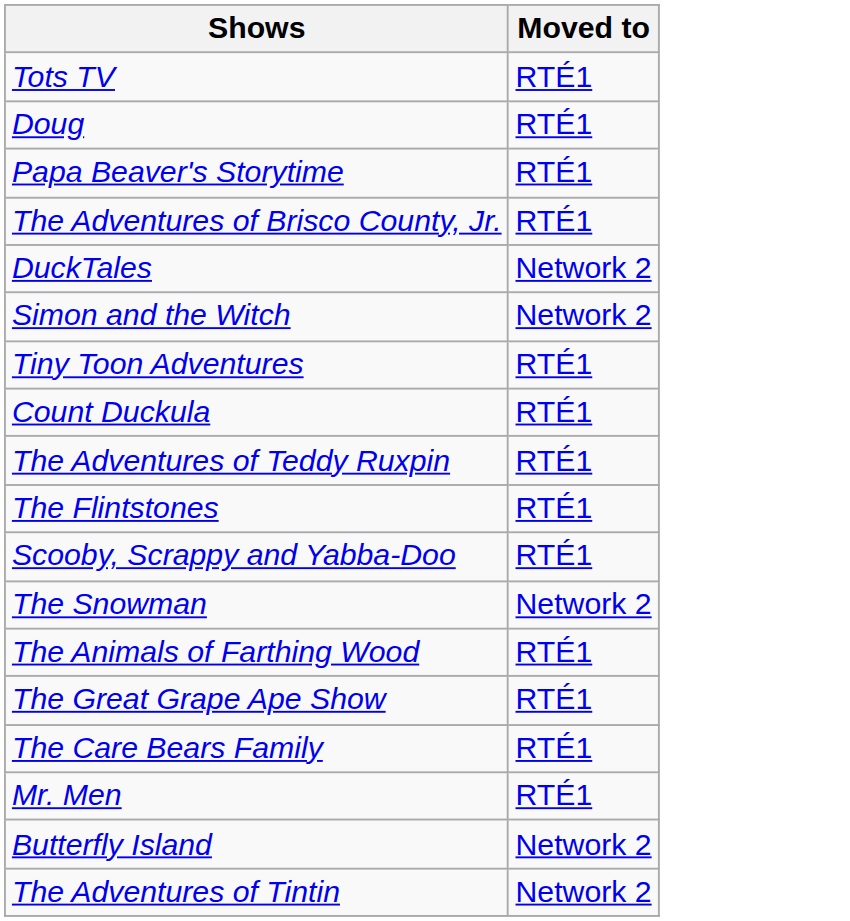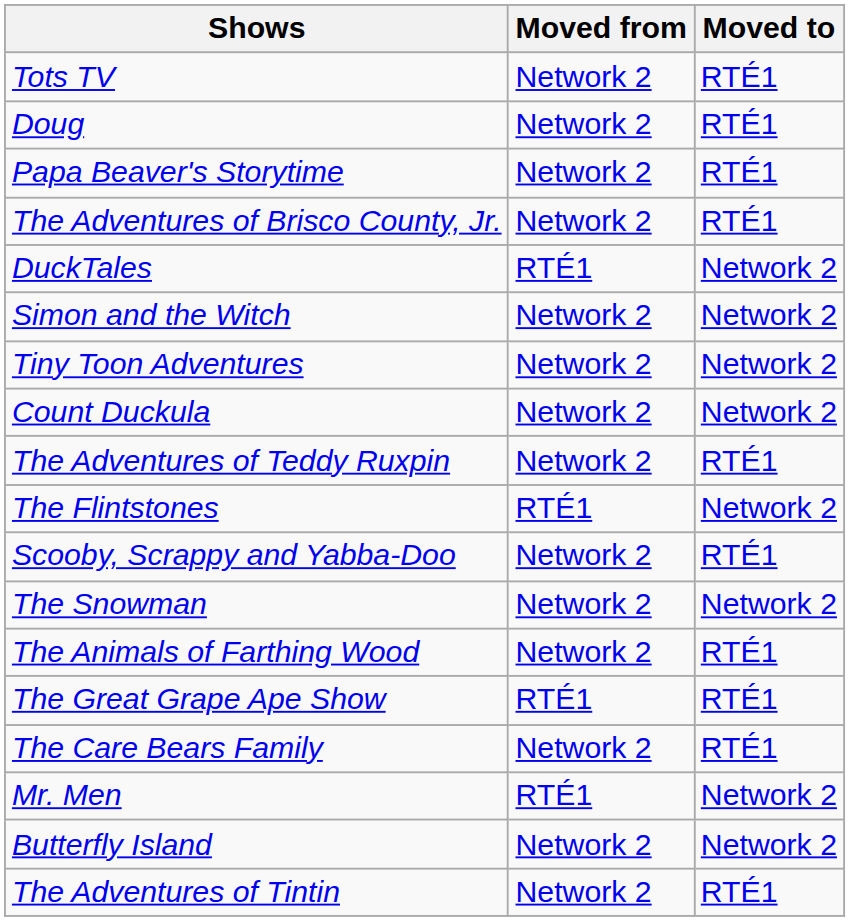+ column: (601, 28)
(554, 364) RTÉ1 -> (769, 364) Network 2
(554, 412) RTÉ1 -> (769, 412) Network 2
(554, 508) RTÉ1 -> (769, 508) Network 2
(554, 795) RTÉ1 -> (769, 795) Network 2
(584, 891) Network 2 -> (739, 891) RTÉ1
